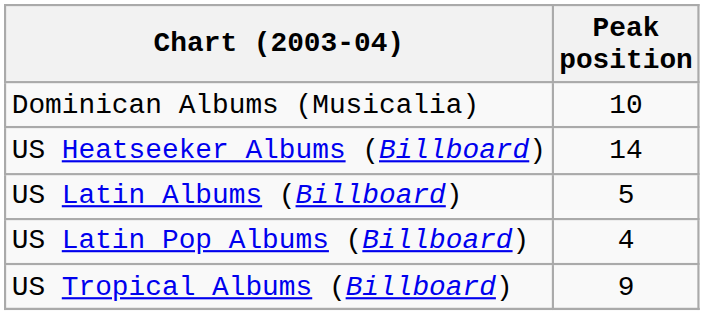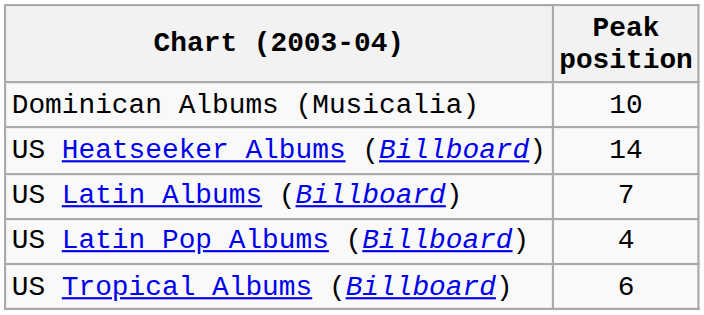(626, 196) 5 -> (626, 196) 7
(626, 287) 9 -> (626, 287) 6
